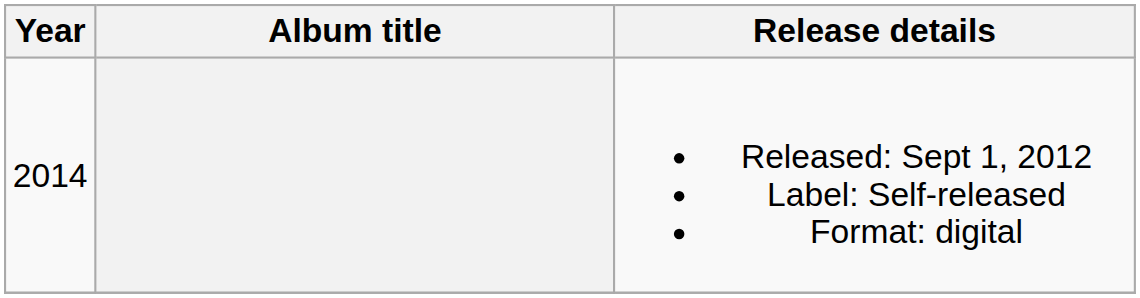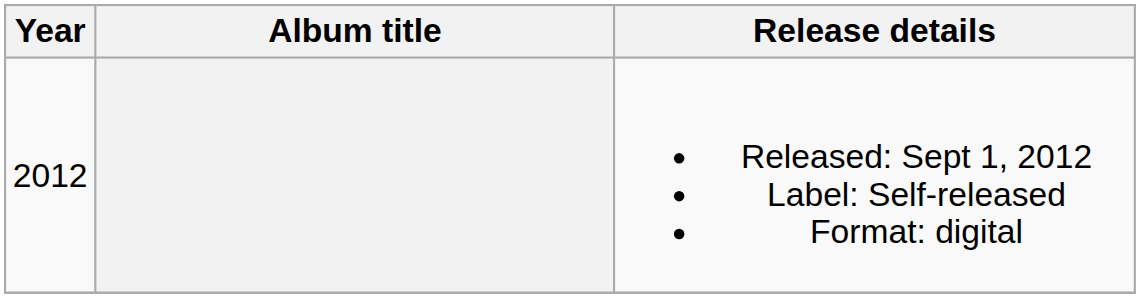(50, 174) 2014 -> (50, 174) 2012
